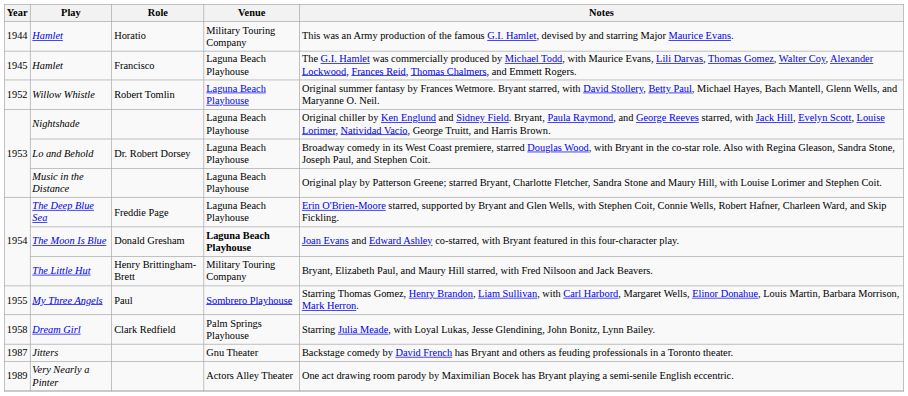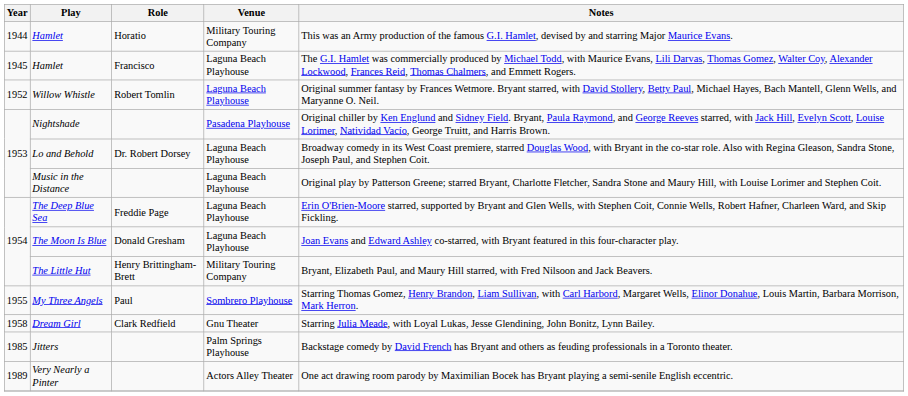(236, 124) Laguna Beach Playhouse -> (248, 124) Pasadena Playhouse
(238, 242) bold -> (236, 242) normal
(234, 330) Palm Springs Playhouse -> (232, 323) Gnu Theater
(17, 353) 1987 -> (17, 347) 1985
(232, 353) Gnu Theater -> (234, 347) Palm Springs Playhouse
